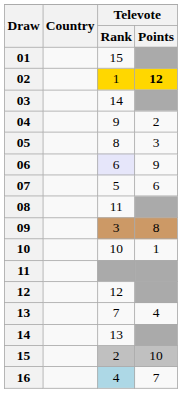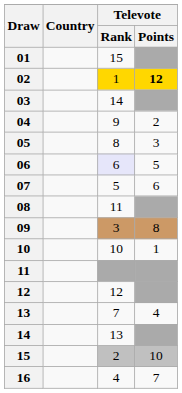(156, 164) 9 -> (156, 164) 5
(116, 377) lightblue background -> (116, 377) no background
